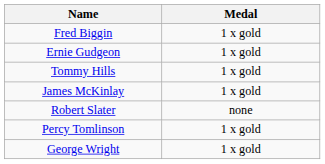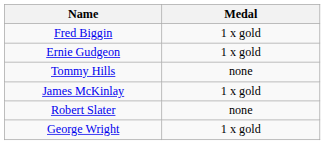(241, 71) 1 x gold -> (241, 71) none
- row: (83, 129)
